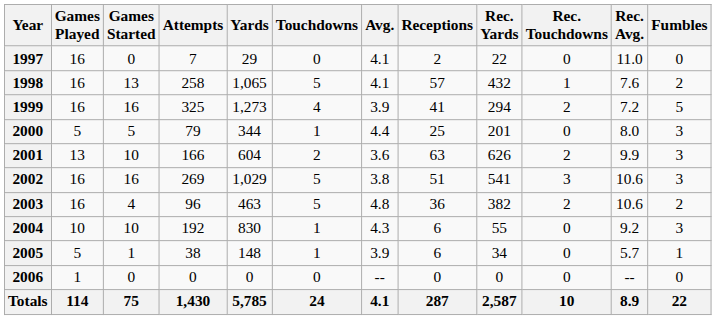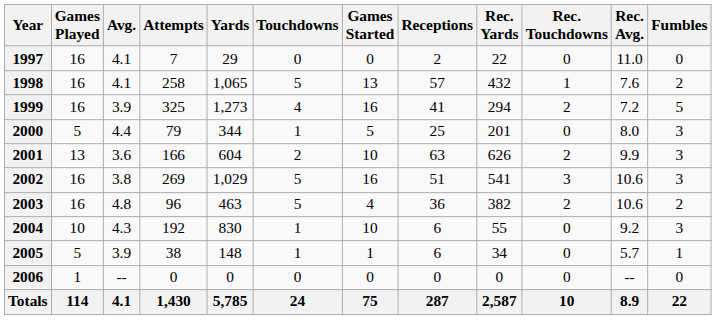columns swapped: (131, 25) <-> (380, 25)
